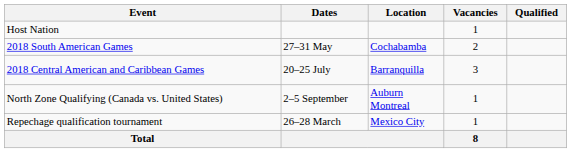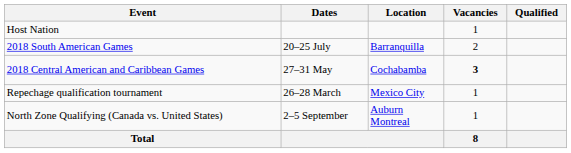(308, 47) 27–31 May -> (307, 47) 20–25 July
(398, 47) Cochabamba -> (397, 47) Barranquilla
(307, 70) 20–25 July -> (308, 70) 27–31 May
(397, 70) Barranquilla -> (398, 70) Cochabamba
(475, 70) normal -> (475, 70) bold
rows swapped: (115, 99) <-> (84, 122)
